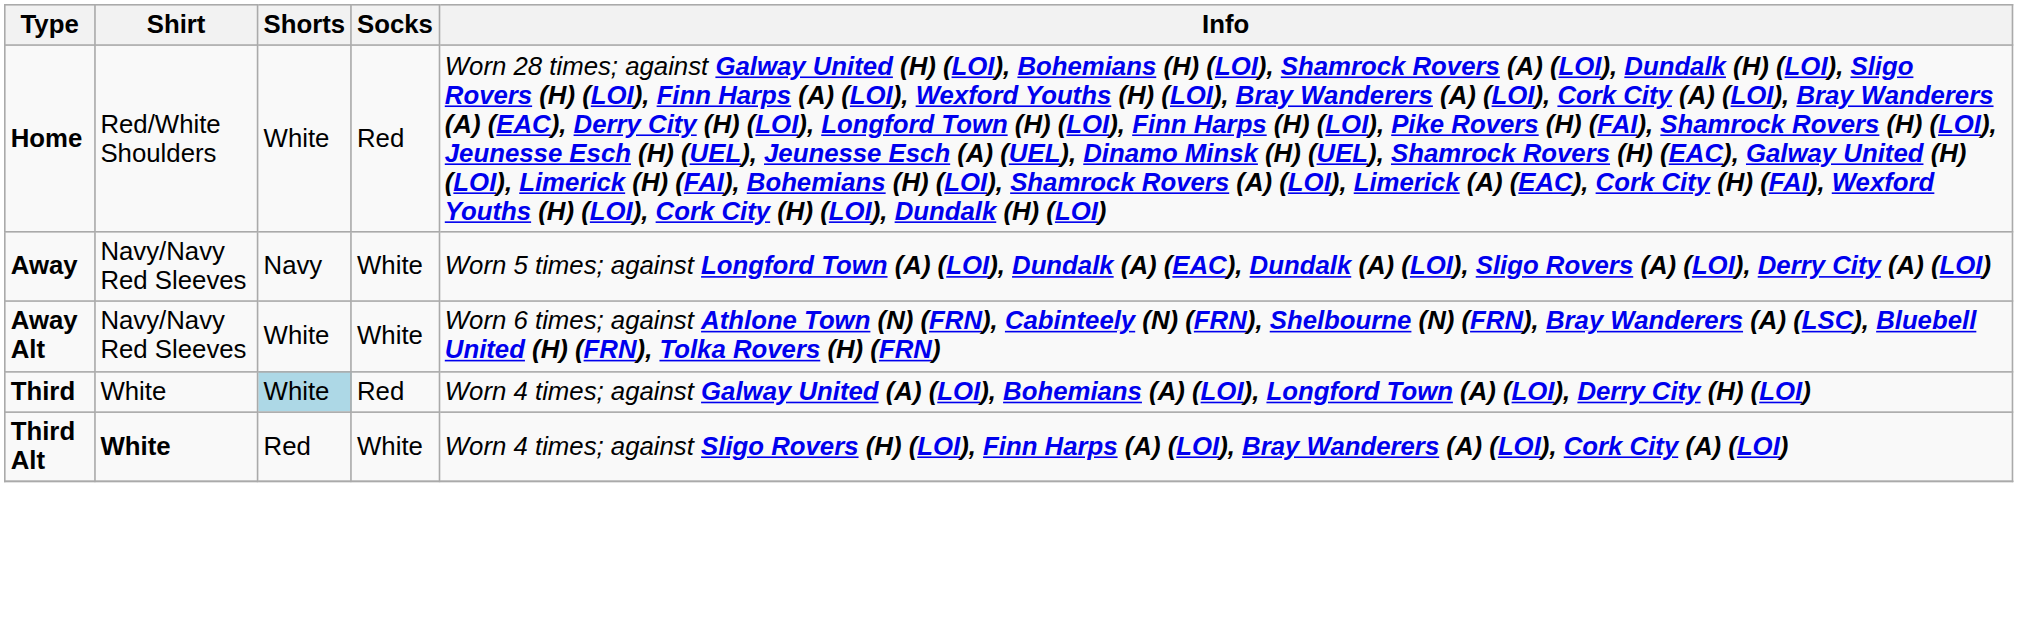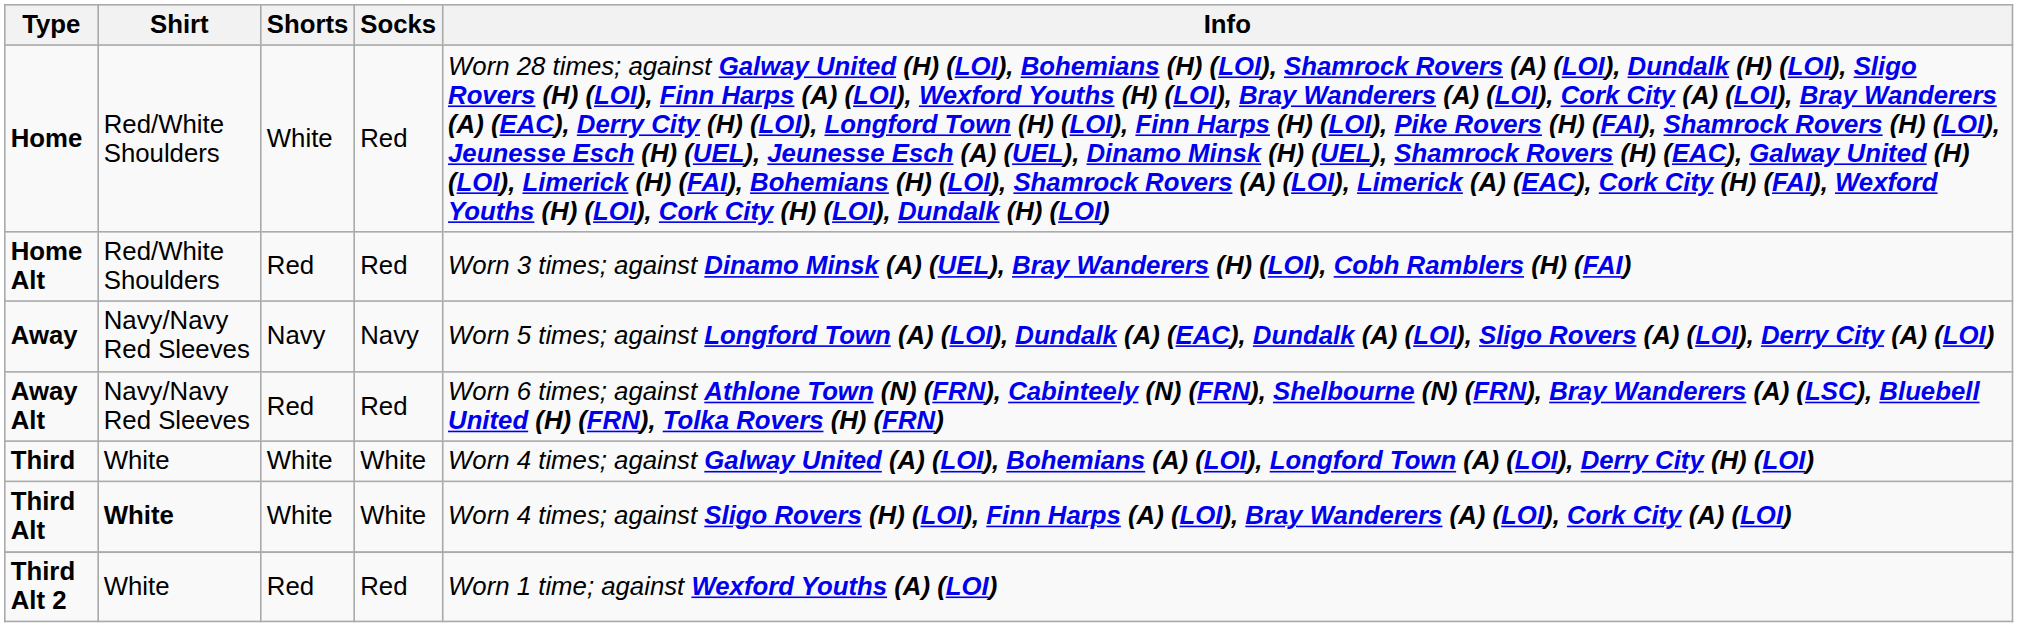+ row: (47, 266)
(390, 266) White -> (390, 335) Navy
(296, 335) White -> (290, 405) Red
(390, 335) White -> (384, 405) Red
(296, 391) lightblue background -> (300, 461) no background
(381, 391) Red -> (393, 461) White
(287, 446) Red -> (300, 516) White
+ row: (43, 586)
